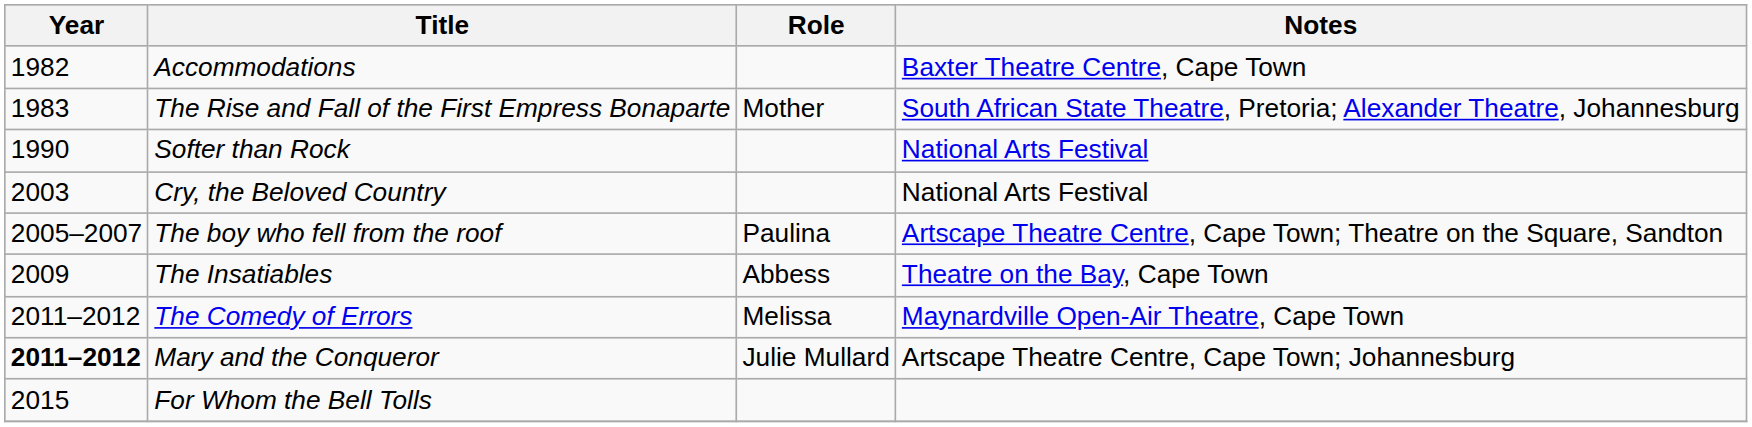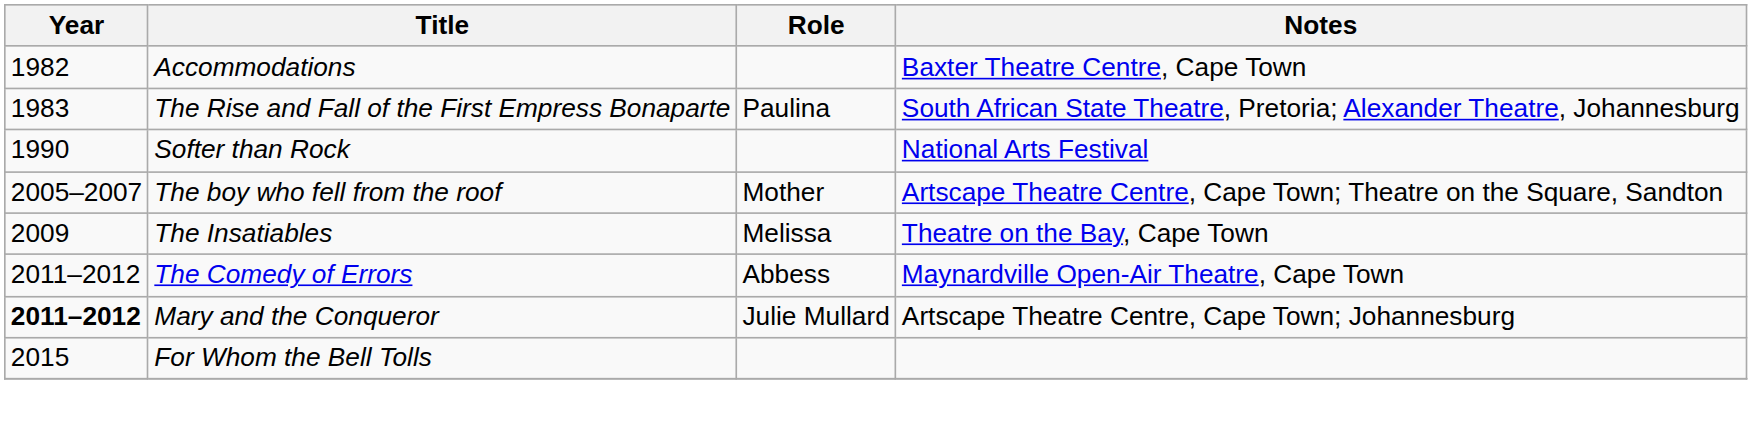(783, 108) Mother -> (786, 108) Paulina
- row: (300, 191)
(786, 233) Paulina -> (783, 191) Mother
(786, 274) Abbess -> (787, 233) Melissa
(787, 316) Melissa -> (786, 274) Abbess
